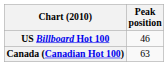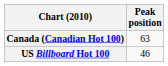rows swapped: (65, 54) <-> (65, 38)
